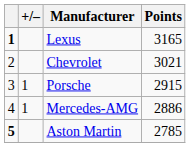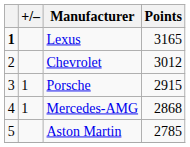(168, 62) 3021 -> (168, 62) 3012
(168, 108) 2886 -> (168, 108) 2868
(11, 131) bold -> (11, 131) normal
